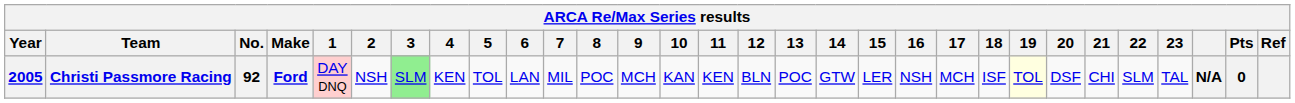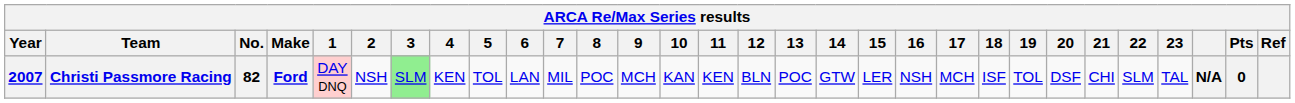(25, 77) 2005 -> (25, 77) 2007
(252, 77) 92 -> (252, 77) 82
(1028, 77) lightyellow background -> (1028, 77) no background
